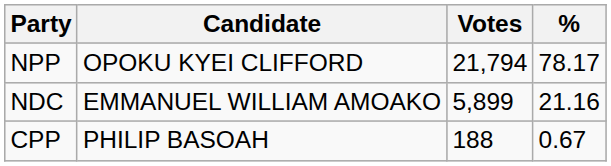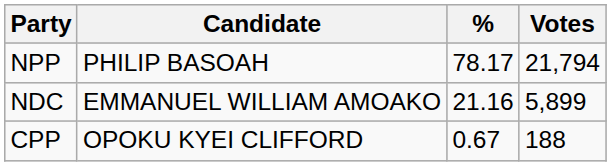columns swapped: (490, 23) <-> (569, 23)
(223, 62) OPOKU KYEI CLIFFORD -> (176, 62) PHILIP BASOAH
(176, 140) PHILIP BASOAH -> (223, 140) OPOKU KYEI CLIFFORD
